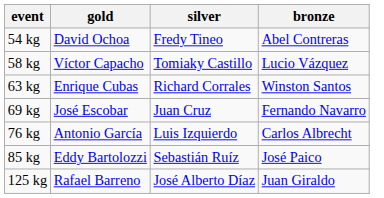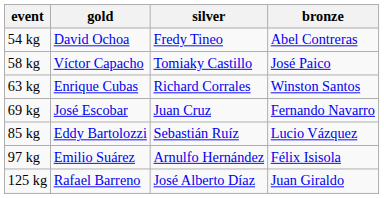(305, 63) Lucio Vázquez -> (301, 63) José Paico
- row: (24, 134)
(292, 157) José Paico -> (314, 134) Lucio Vázquez
+ row: (24, 157)
